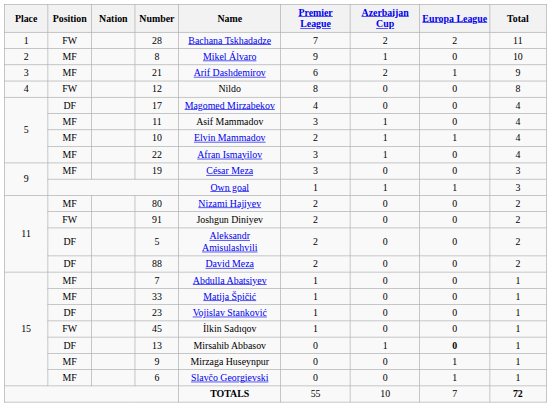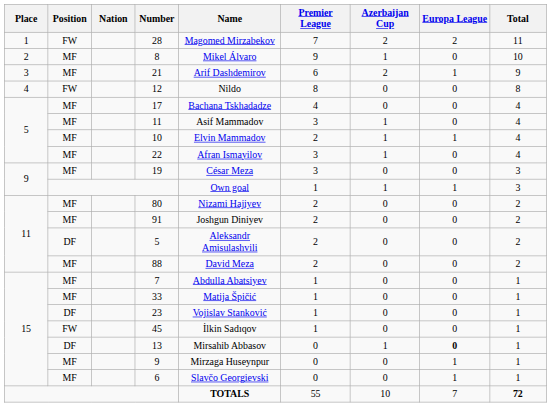(230, 40) Bachana Tskhadadze -> (230, 40) Magomed Mirzabekov
(70, 105) DF -> (70, 105) MF
(230, 105) Magomed Mirzabekov -> (230, 105) Bachana Tskhadadze
(70, 220) FW -> (70, 220) MF
(70, 264) DF -> (70, 264) MF
